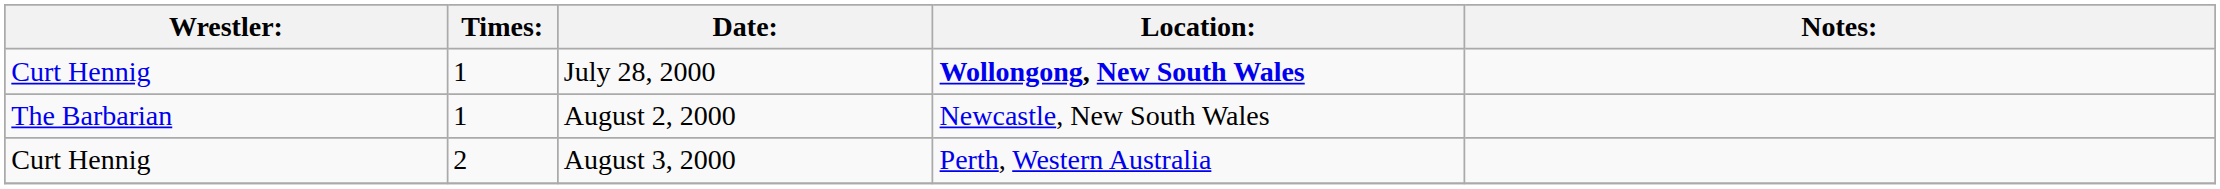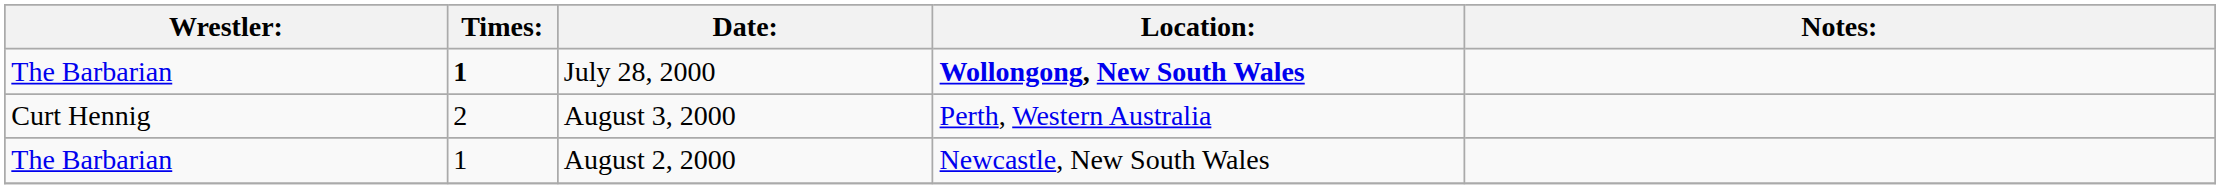(81, 71) Curt Hennig -> (92, 71) The Barbarian
(460, 71) normal -> (460, 71) bold
rows swapped: (650, 115) <-> (650, 159)
